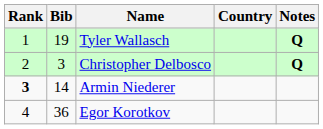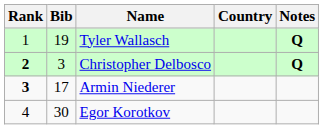(25, 64) normal -> (25, 64) bold
(61, 87) 14 -> (61, 87) 17
(61, 111) 36 -> (61, 111) 30
